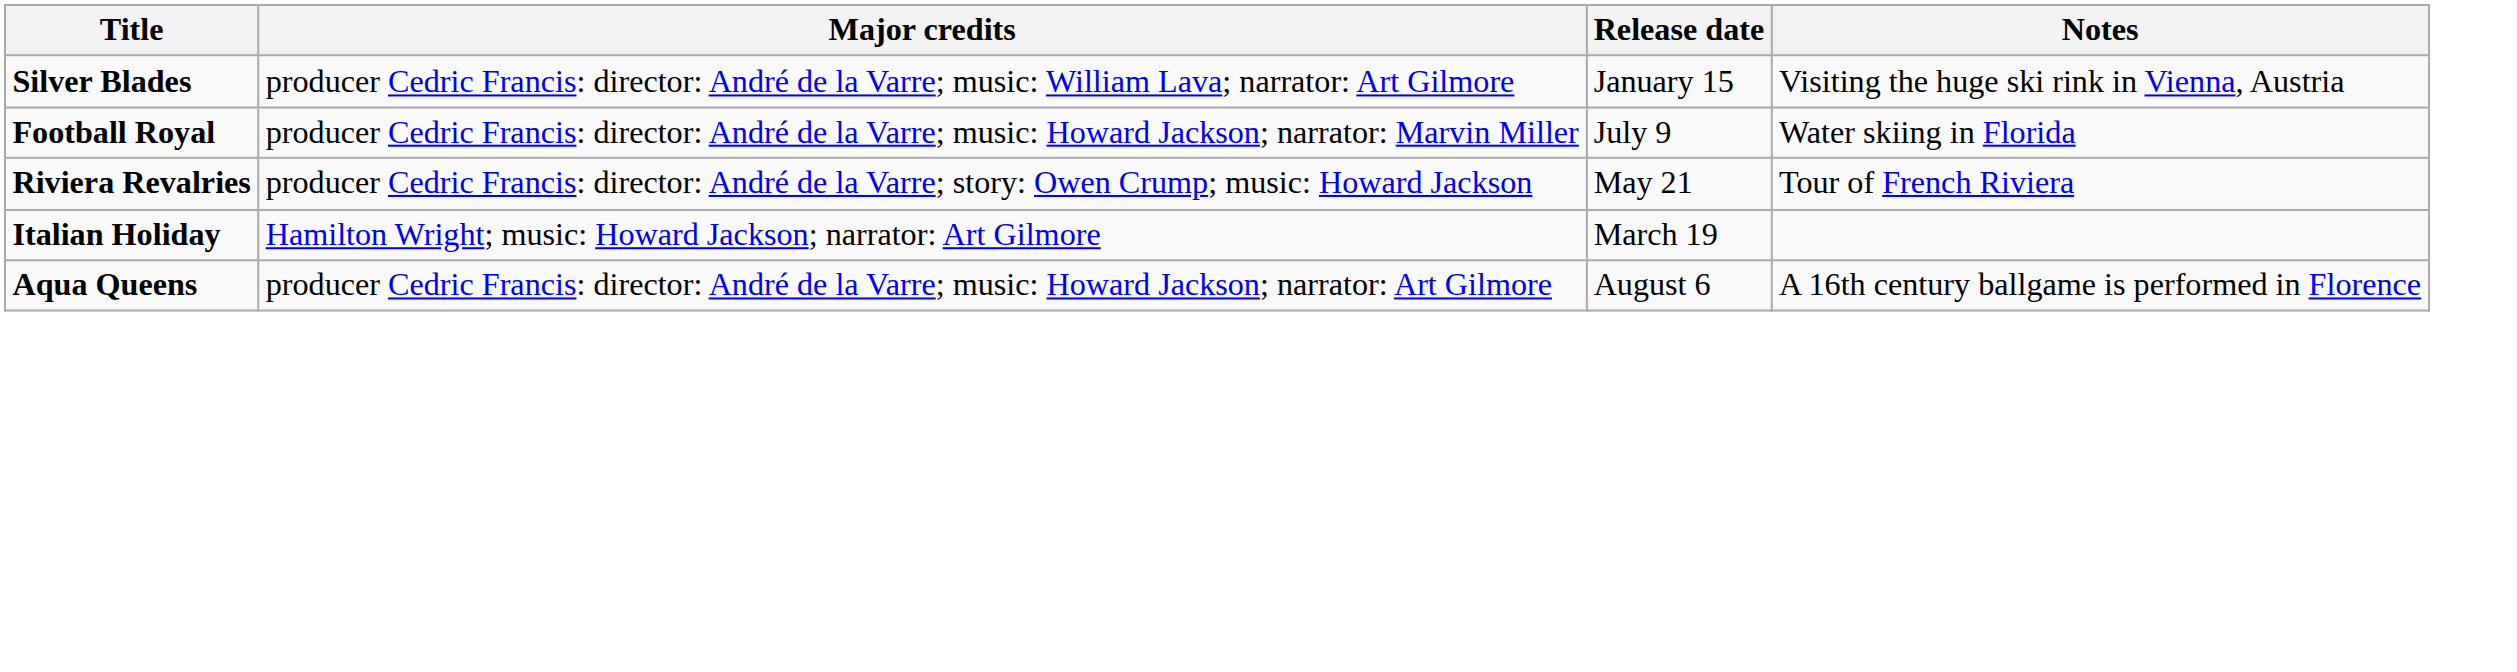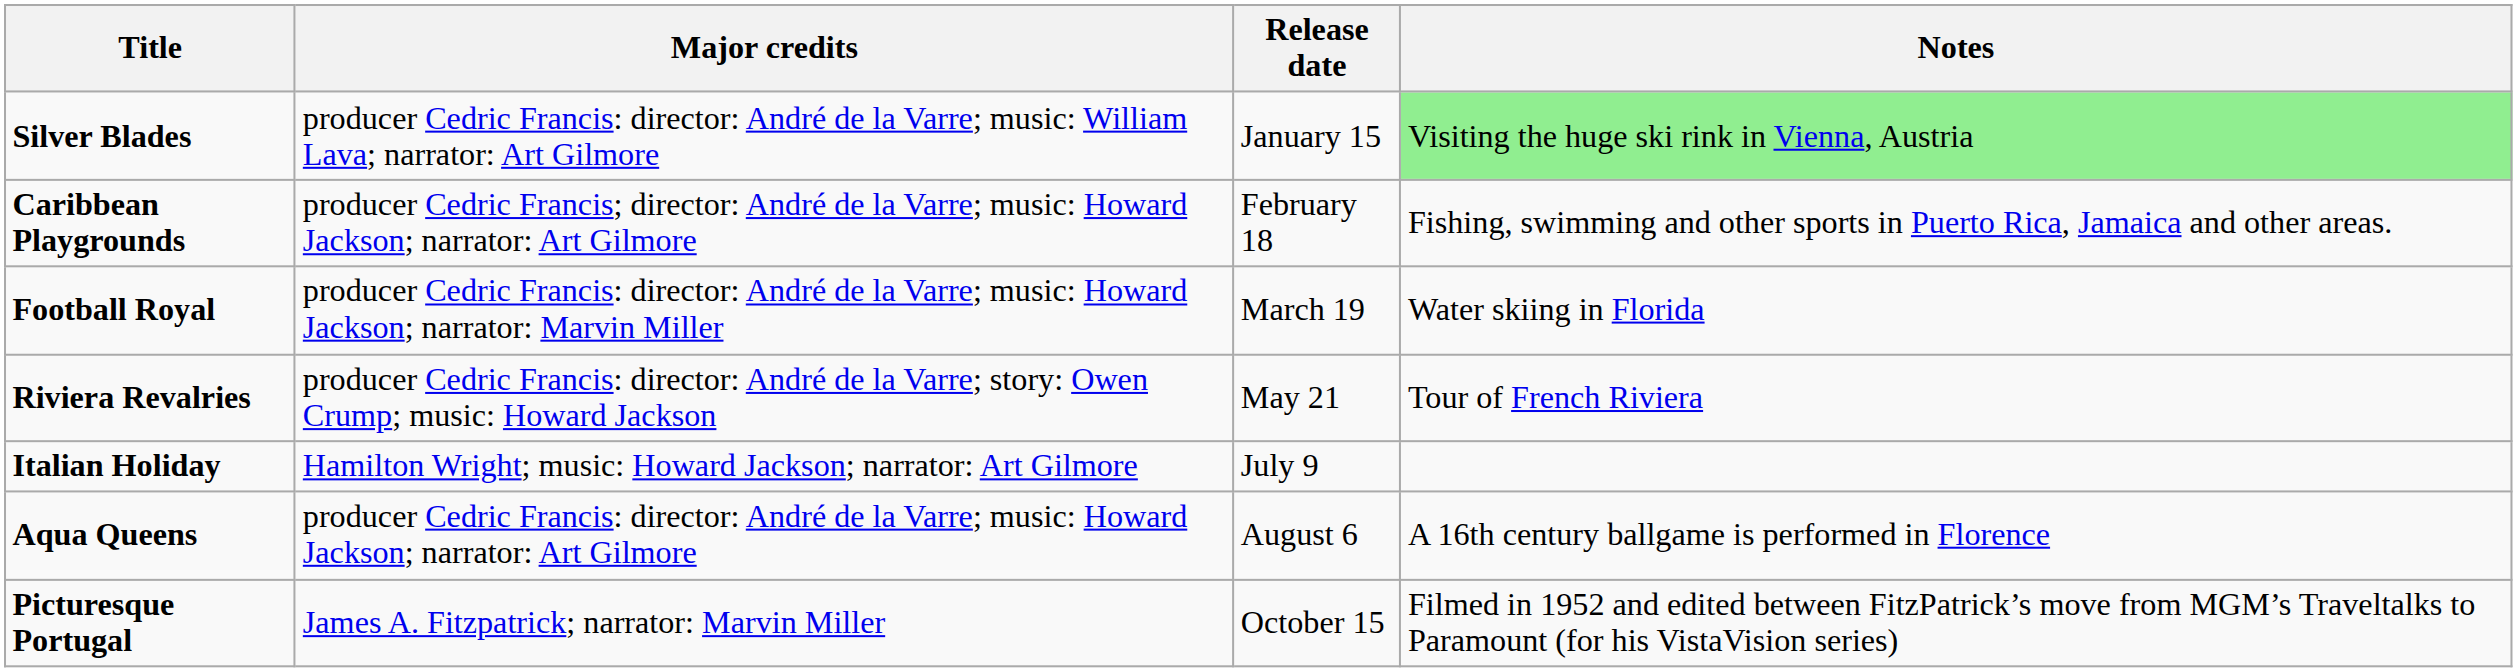(2062, 81) no background -> (1691, 135) lightgreen background
+ row: (99, 222)
(1632, 132) July 9 -> (1303, 309) March 19
(1656, 234) March 19 -> (1280, 465) July 9
+ row: (93, 622)
